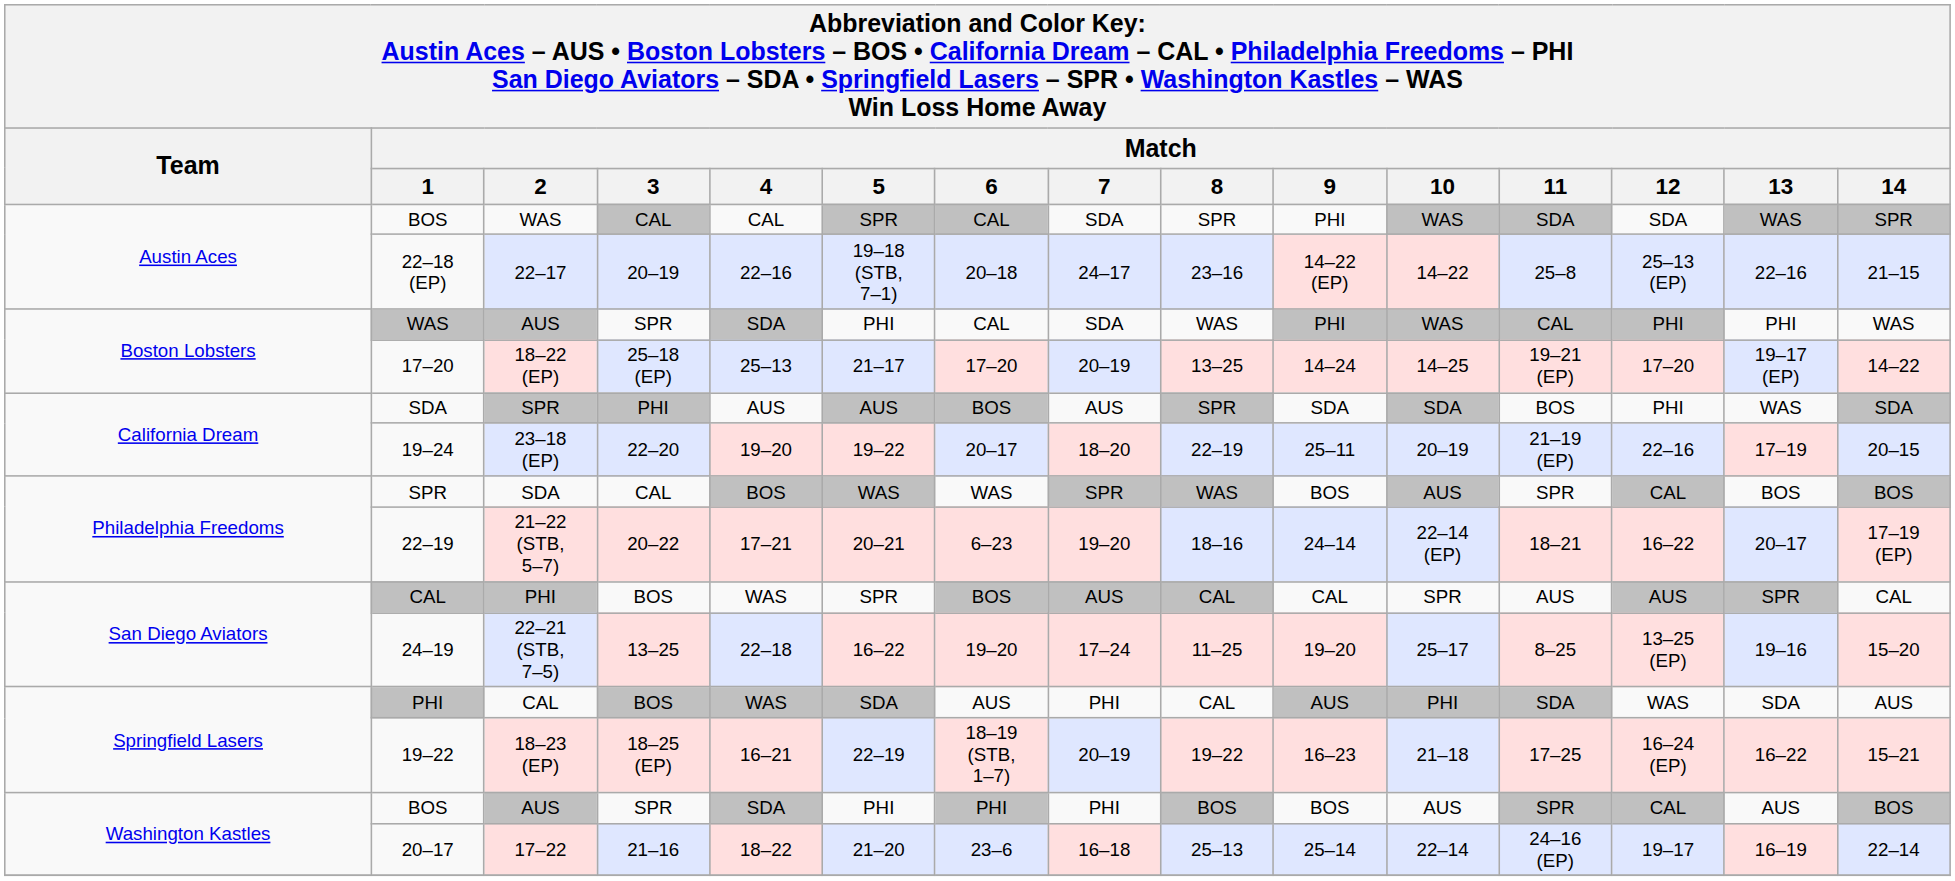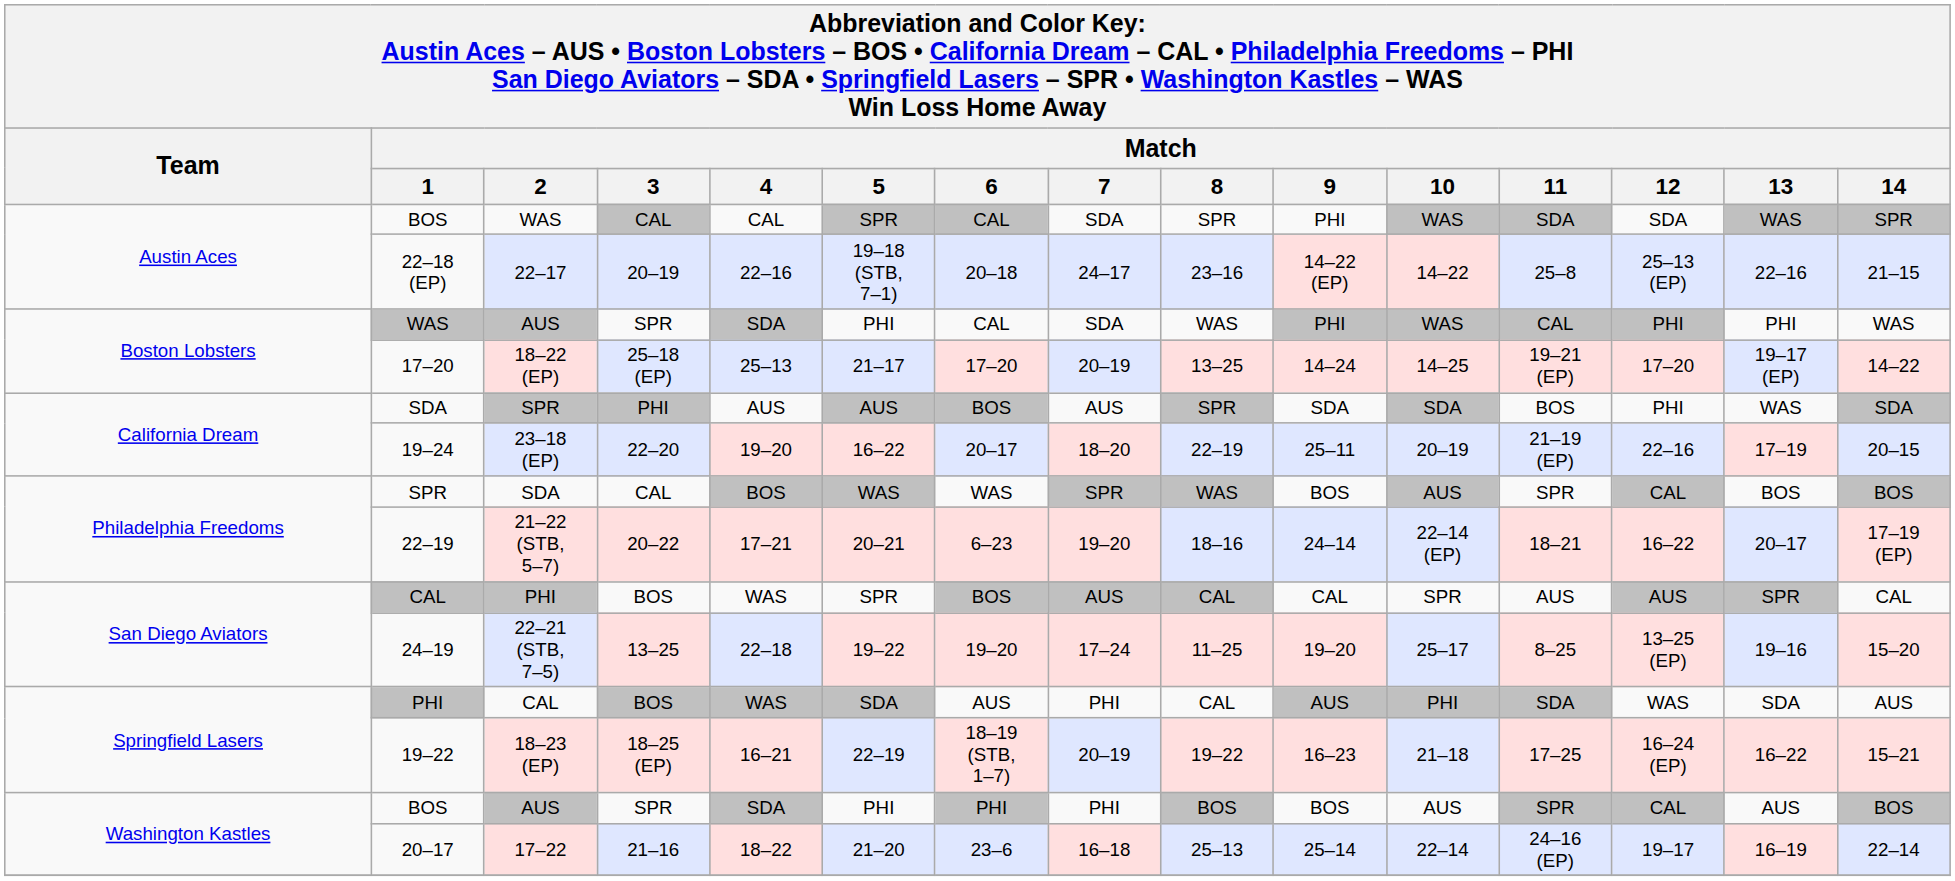(879, 450) 19–22 -> (879, 450) 16–22
(879, 650) 16–22 -> (879, 650) 19–22
